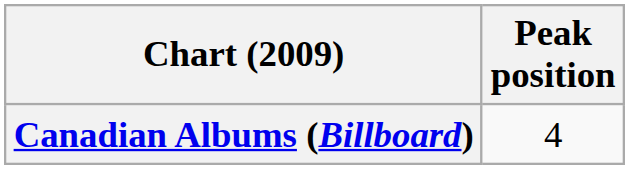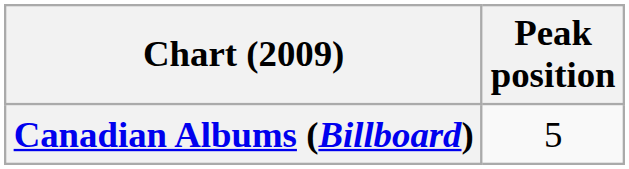(553, 133) 4 -> (553, 133) 5
